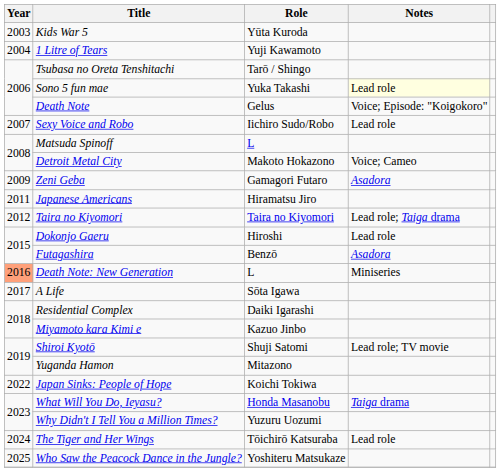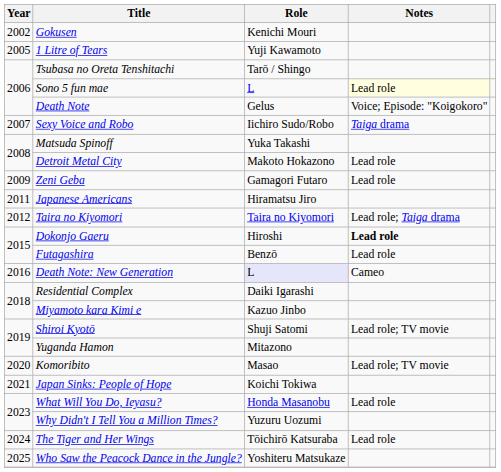+ row: (56, 32)
- row: (62, 32)
(19, 50) 2004 -> (19, 50) 2005
(279, 87) Yuka Takashi -> (251, 87) L
(373, 124) Lead role -> (380, 124) Taiga drama
(251, 143) L -> (279, 143) Yuka Takashi
(384, 161) Voice; Cameo -> (373, 161) Lead role
(371, 180) Asadora -> (373, 180) Lead role
(373, 236) normal -> (375, 236) bold
(371, 254) Asadora -> (373, 254) Lead role
(19, 273) lightsalmon background -> (19, 273) no background
(251, 273) no background -> (251, 273) lavender background
(376, 273) Miniseries -> (367, 273) Cameo
- row: (50, 291)
+ row: (63, 365)
(19, 384) 2022 -> (19, 384) 2021
(380, 402) Taiga drama -> (373, 402) Lead role
